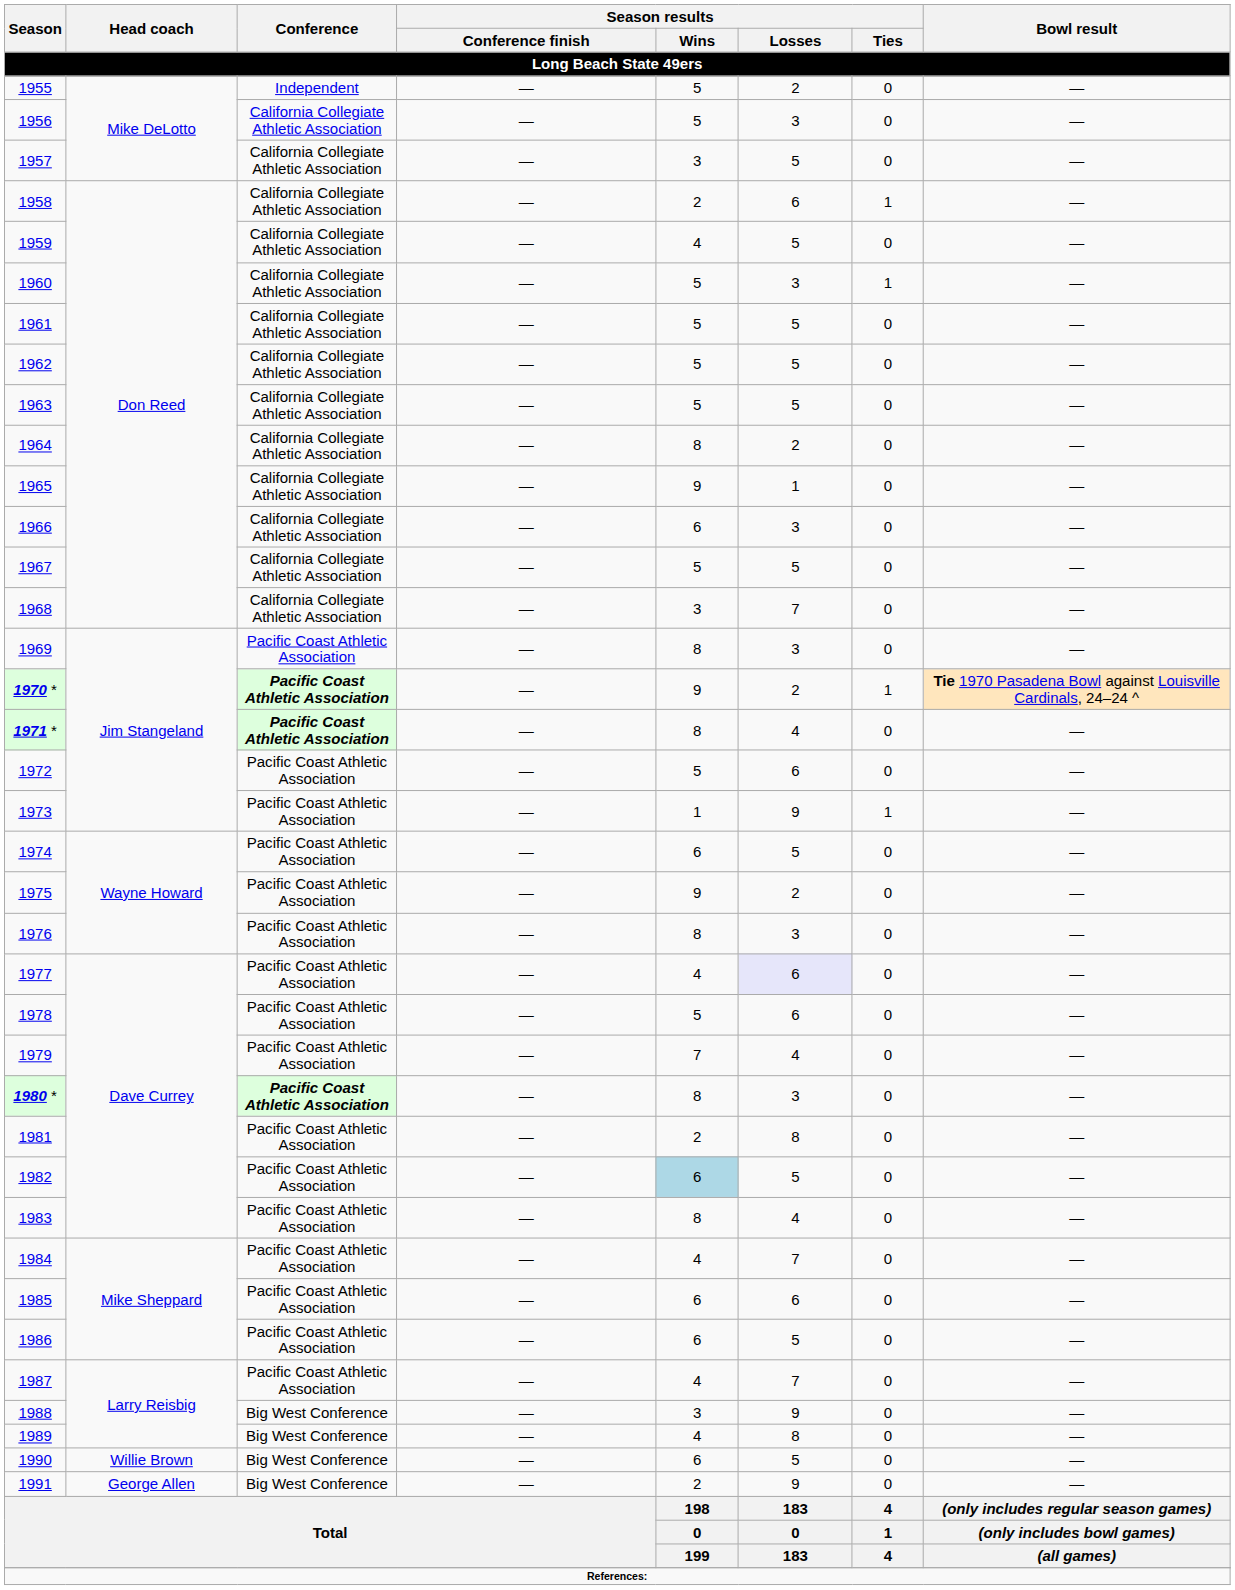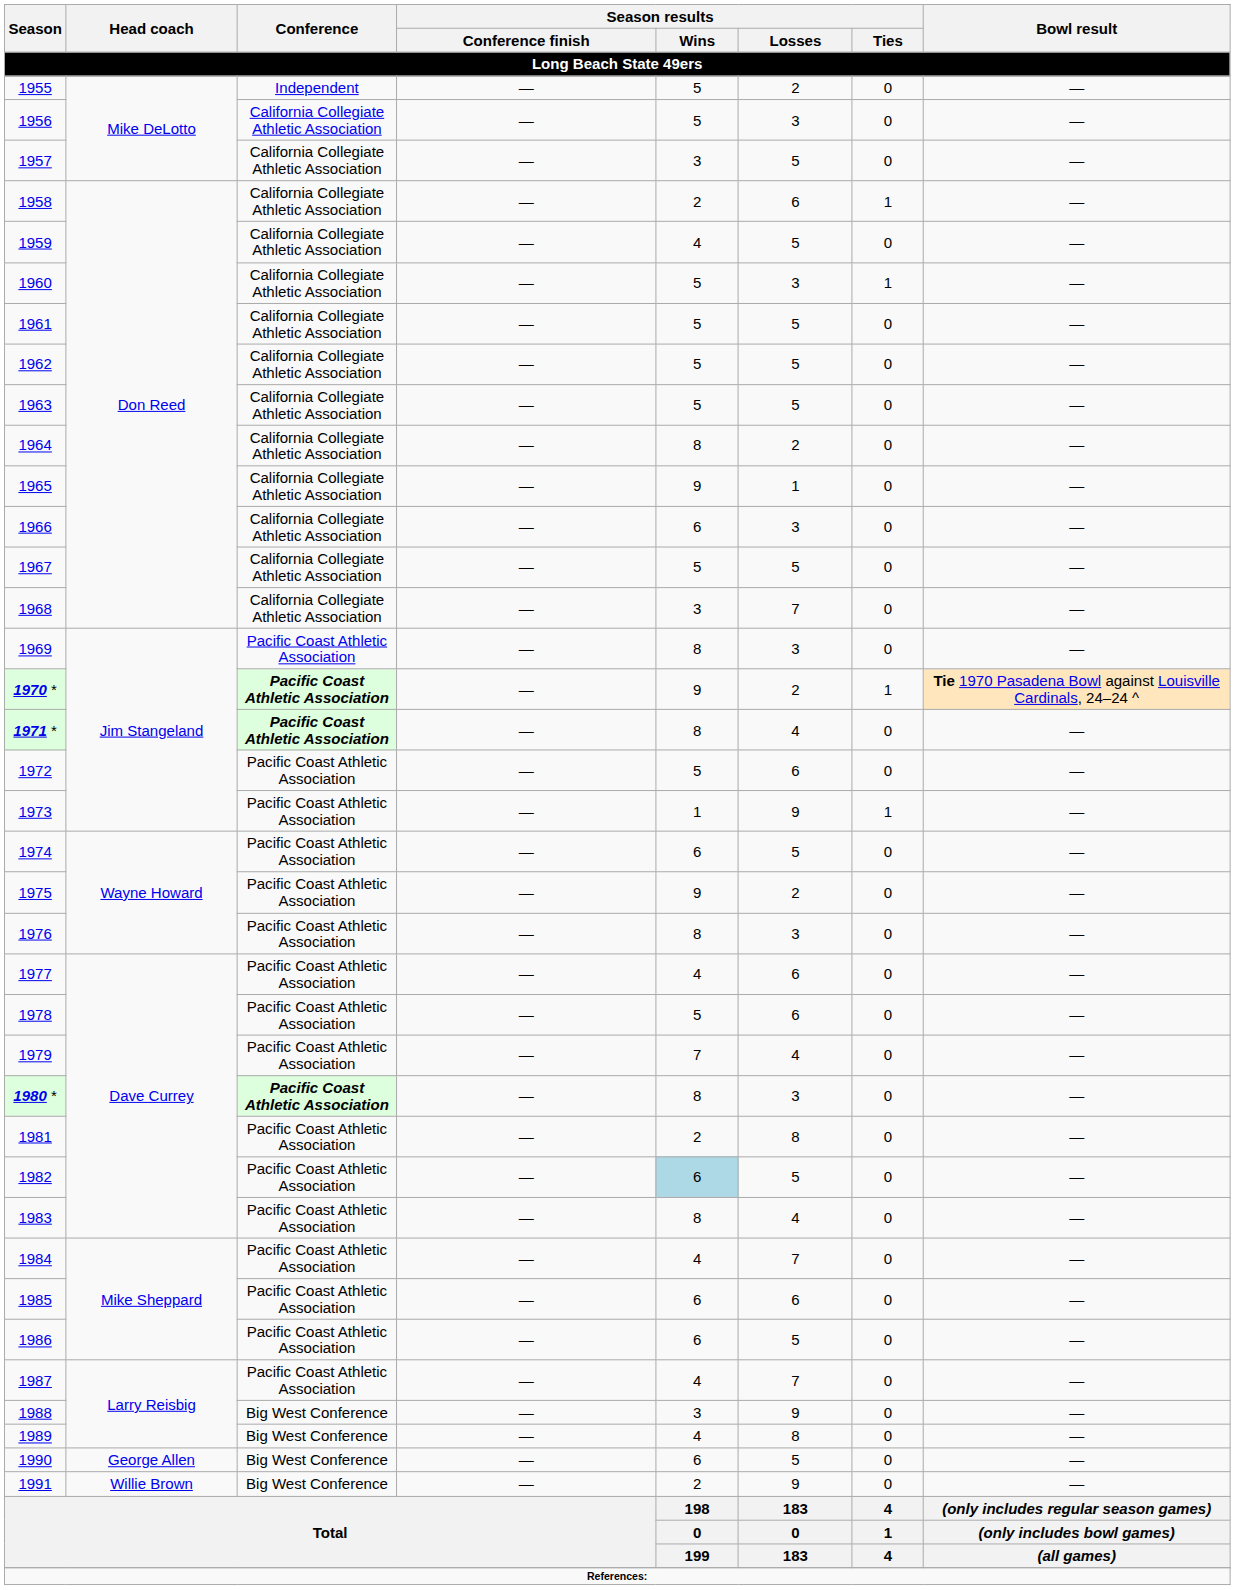(795, 974) lavender background -> (795, 974) no background
(152, 1460) Willie Brown -> (152, 1460) George Allen
(152, 1484) George Allen -> (152, 1484) Willie Brown
